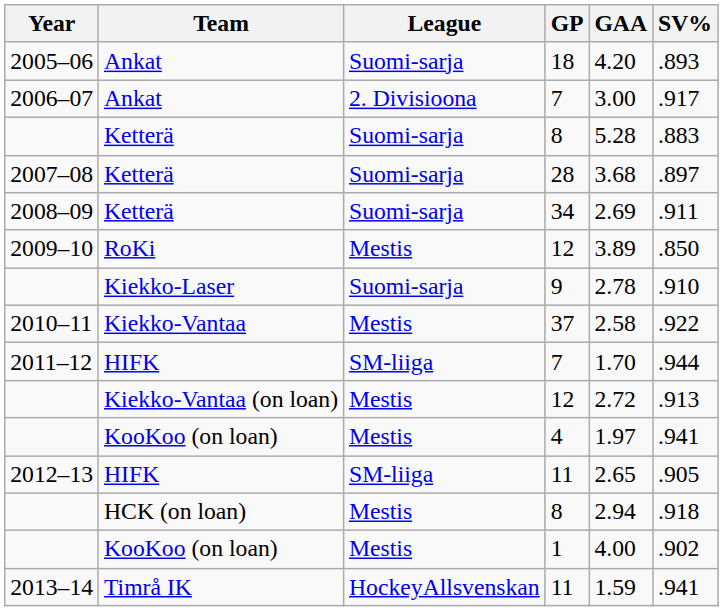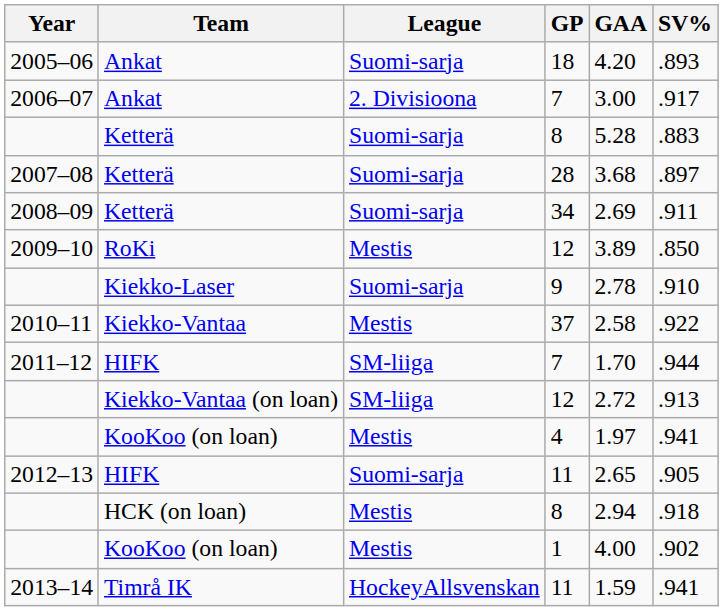(381, 398) Mestis -> (391, 398) SM-liiga
(391, 473) SM-liiga -> (406, 473) Suomi-sarja
